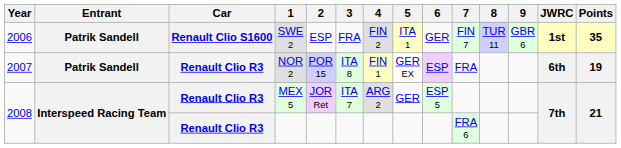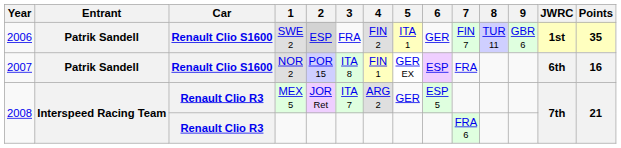(321, 38) no background -> (321, 38) lightgrey background
(222, 68) Renault Clio R3 -> (222, 68) Renault Clio S1600
(596, 68) 19 -> (596, 68) 16
